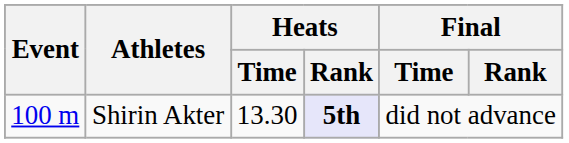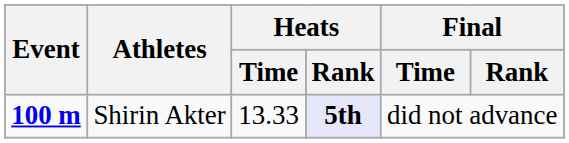(45, 115) normal -> (46, 115) bold
(267, 115) 13.30 -> (269, 115) 13.33
